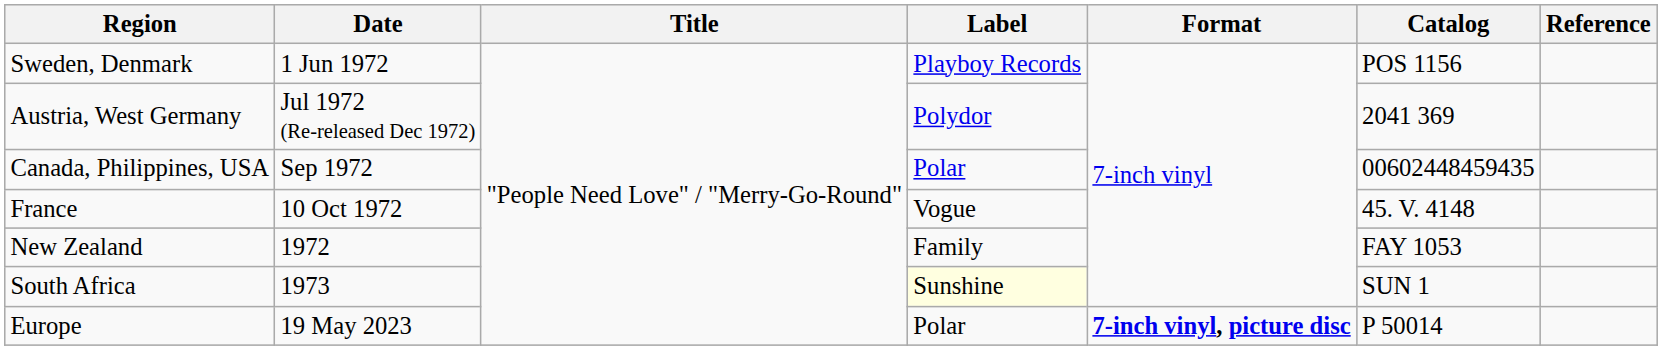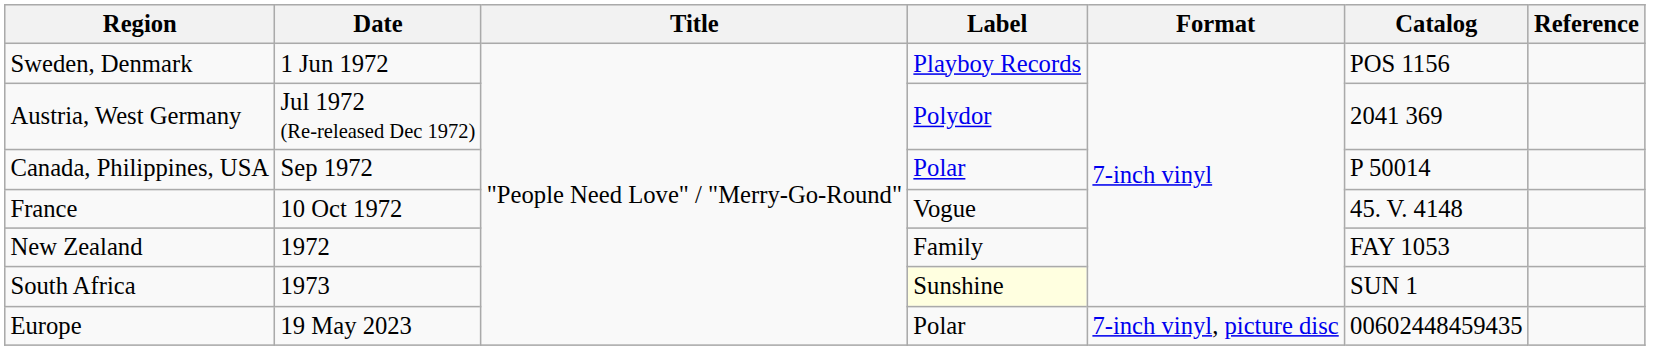(1448, 168) 00602448459435 -> (1390, 168) P 50014
(1222, 325) bold -> (1216, 325) normal
(1402, 325) P 50014 -> (1436, 325) 00602448459435
